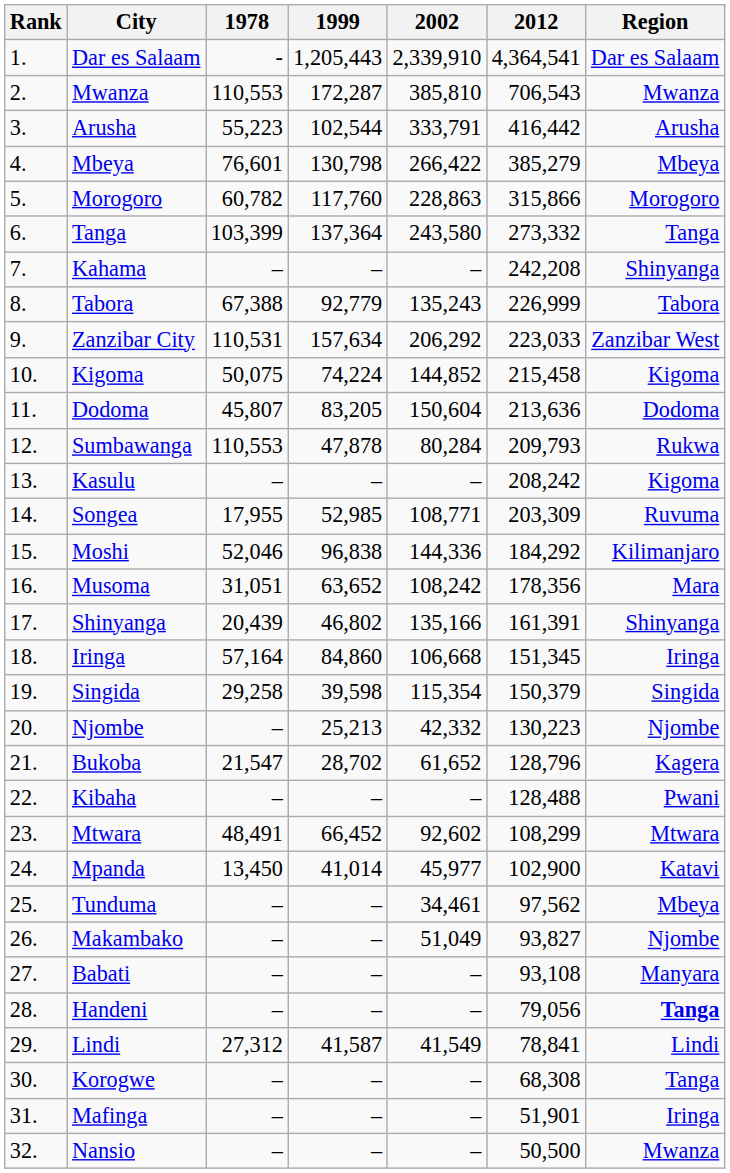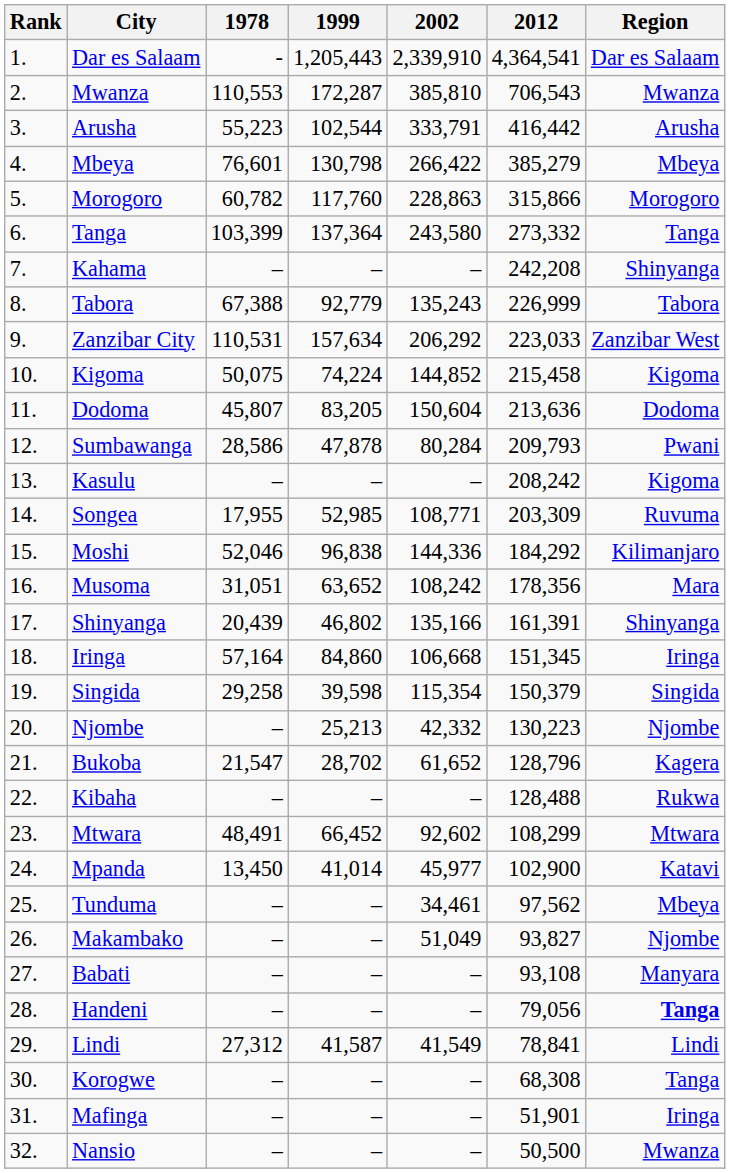(247, 445) 110,553 -> (252, 445) 28,586
(688, 445) Rukwa -> (692, 445) Pwani
(692, 798) Pwani -> (688, 798) Rukwa
